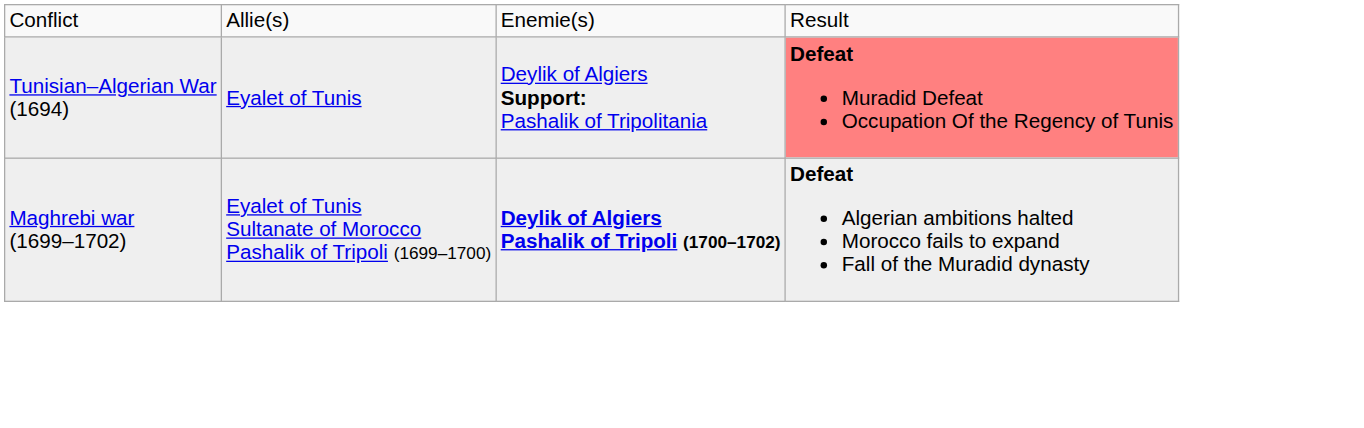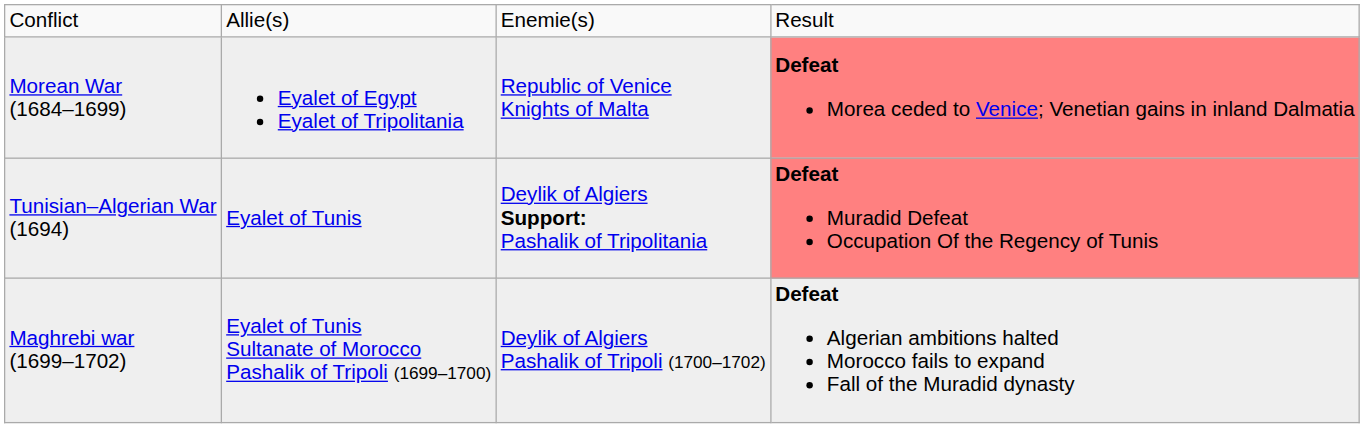+ row: (68, 97)
(641, 229) bold -> (633, 349) normal
